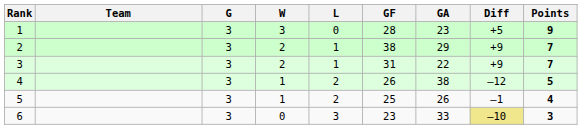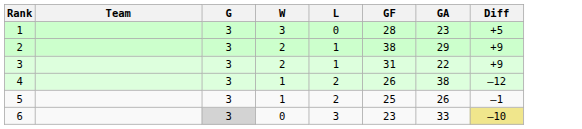- column: (550, 13)
(229, 116) no background -> (229, 116) lightgrey background
